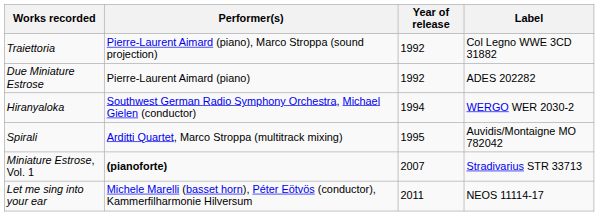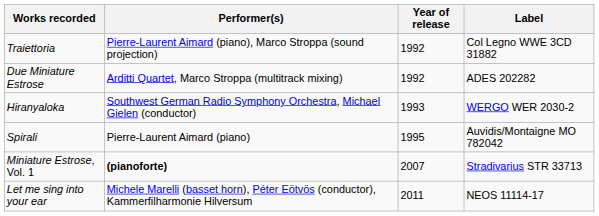(178, 78) Pierre-Laurent Aimard (piano) -> (225, 78) Arditti Quartet, Marco Stroppa (multitrack mixing)
(412, 107) 1994 -> (412, 107) 1993
(225, 137) Arditti Quartet, Marco Stroppa (multitrack mixing) -> (178, 137) Pierre-Laurent Aimard (piano)
